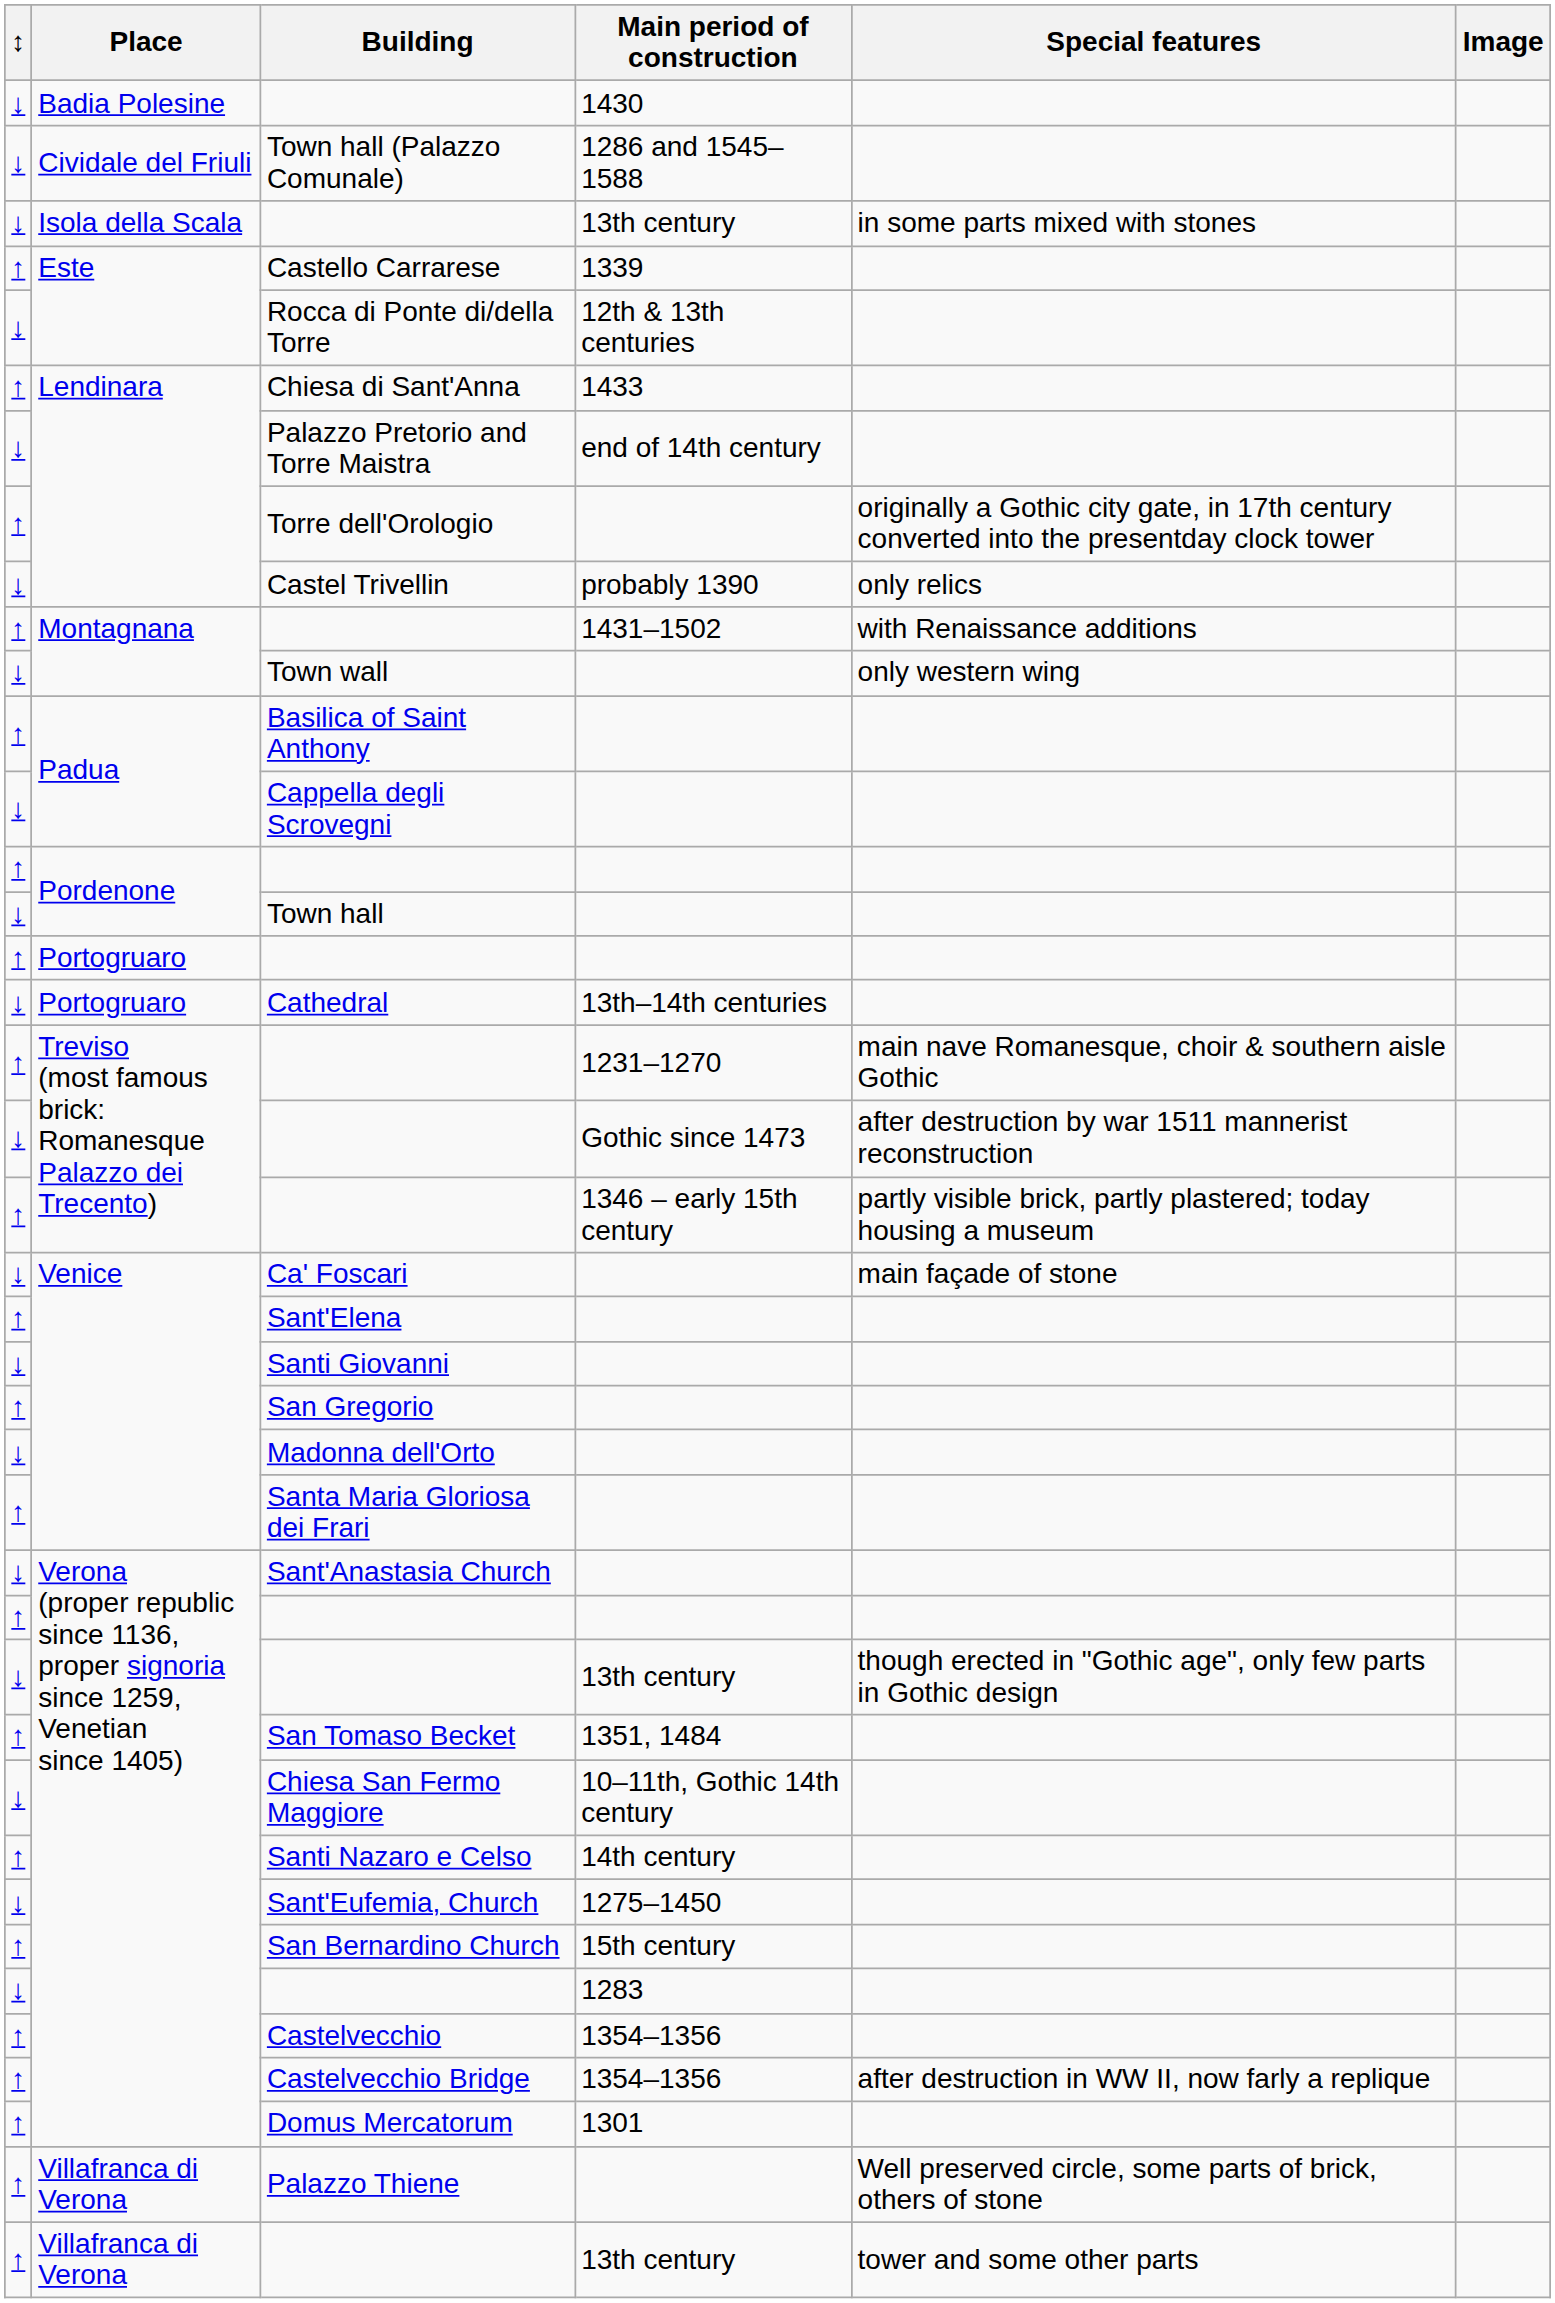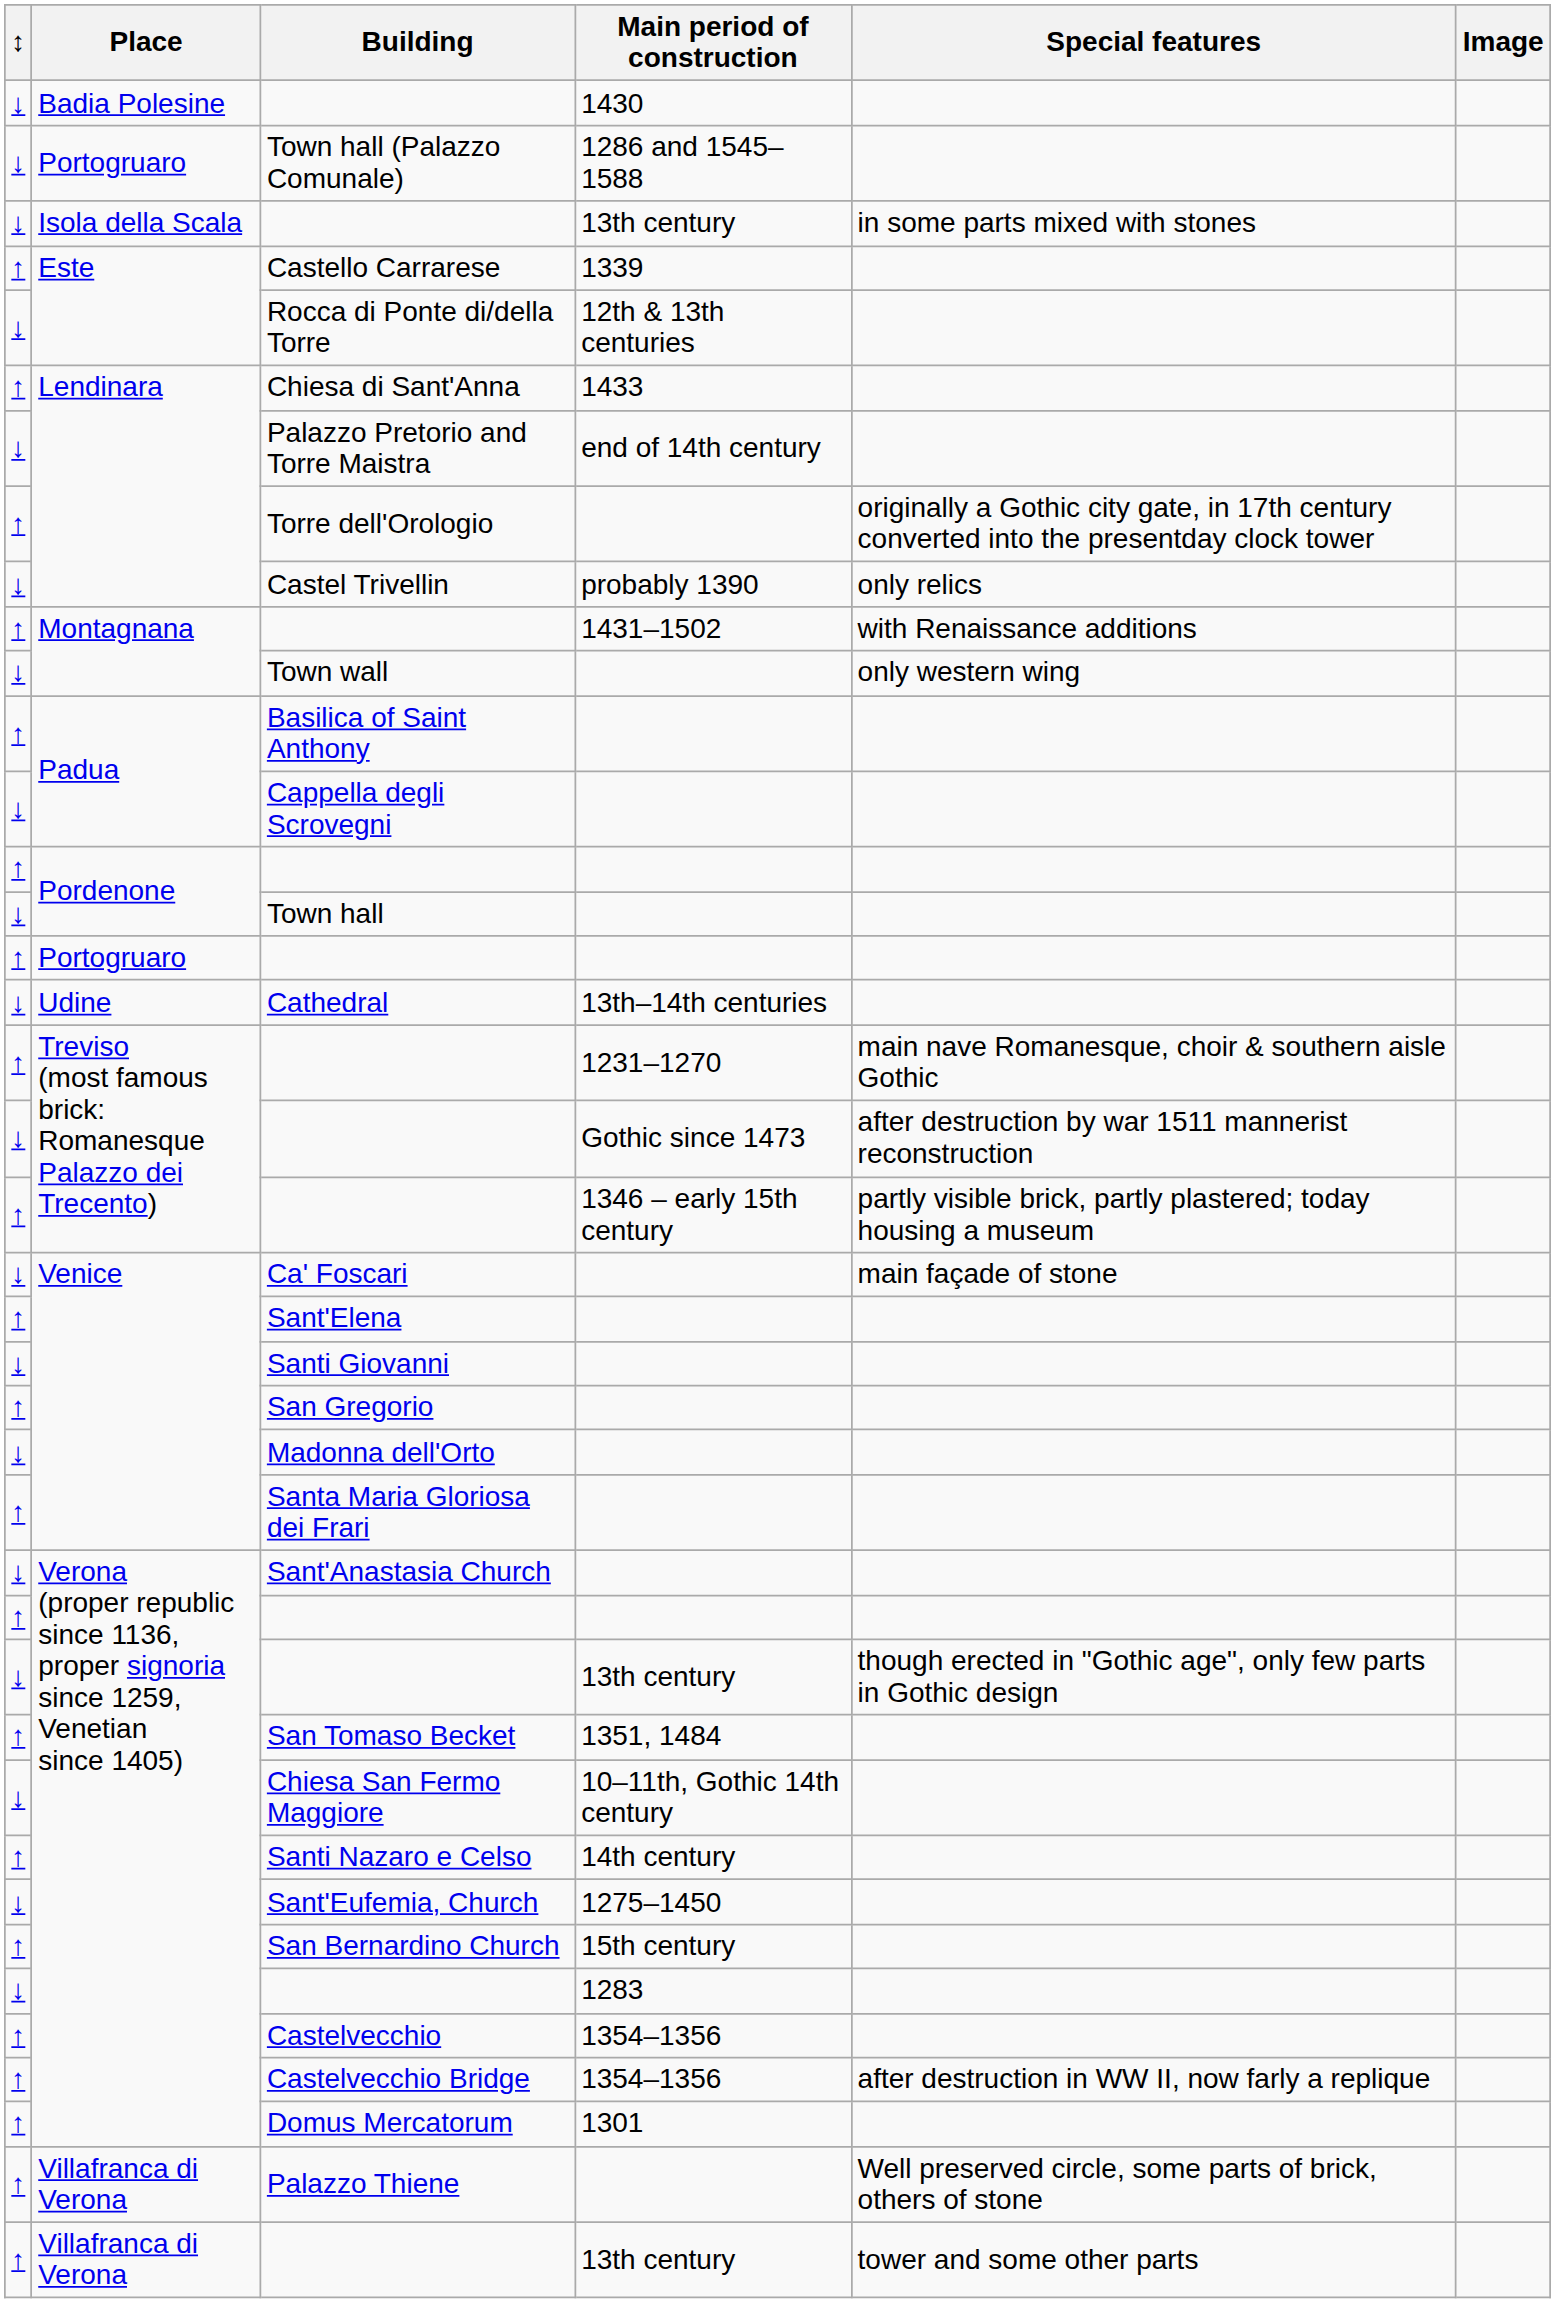(145, 162) Cividale del Friuli -> (112, 162) Portogruaro
(112, 1002) Portogruaro -> (75, 1002) Udine
